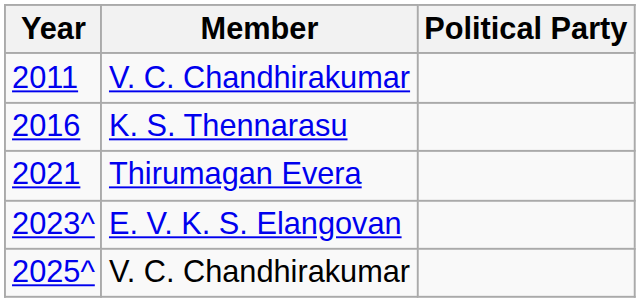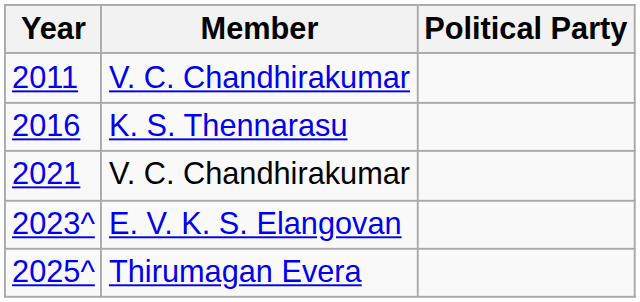(235, 175) Thirumagan Evera -> (260, 175) V. C. Chandhirakumar
(260, 272) V. C. Chandhirakumar -> (235, 272) Thirumagan Evera
